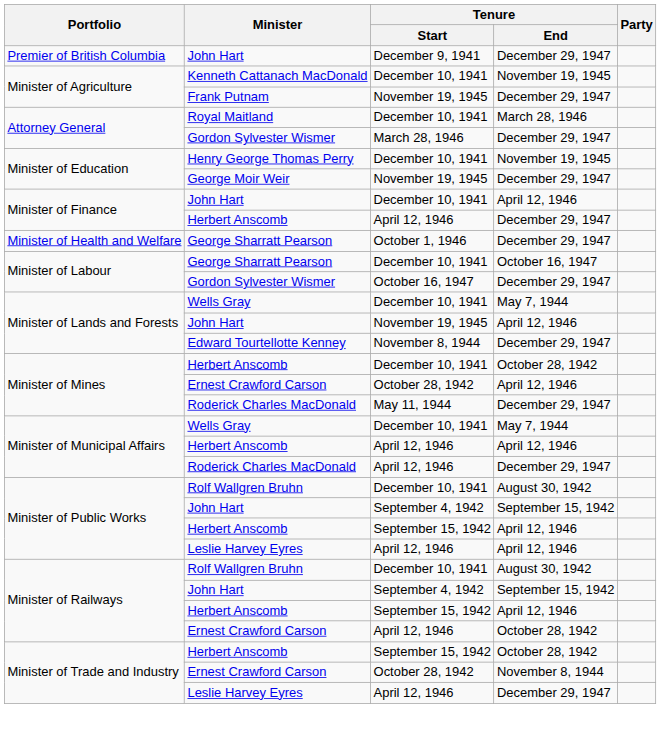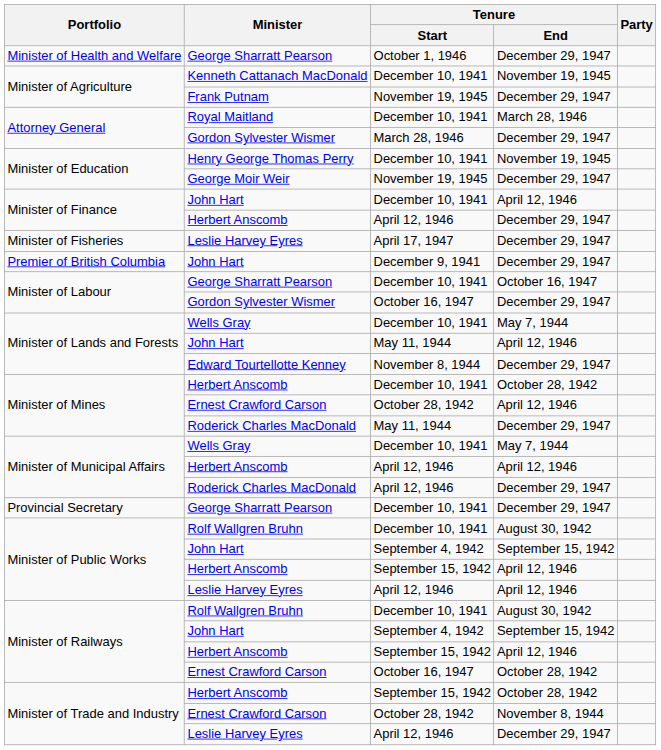rows swapped: (86, 55) <-> (94, 240)
+ row: (65, 240)
(430, 323) November 19, 1945 -> (412, 343) May 11, 1944
+ row: (65, 508)
(414, 631) April 12, 1946 -> (424, 672) October 16, 1947
